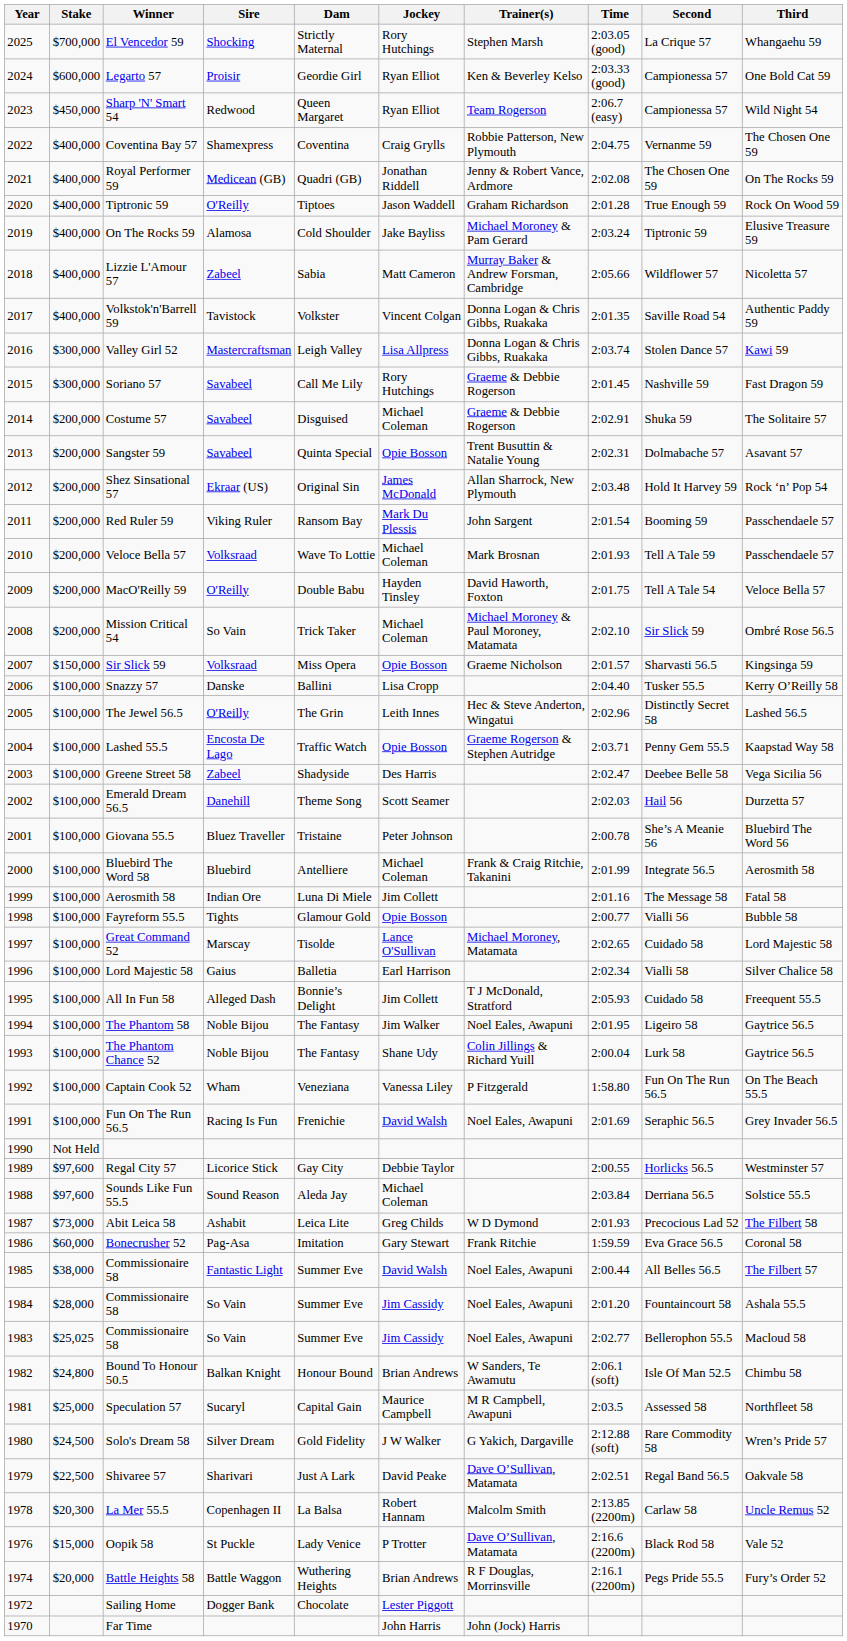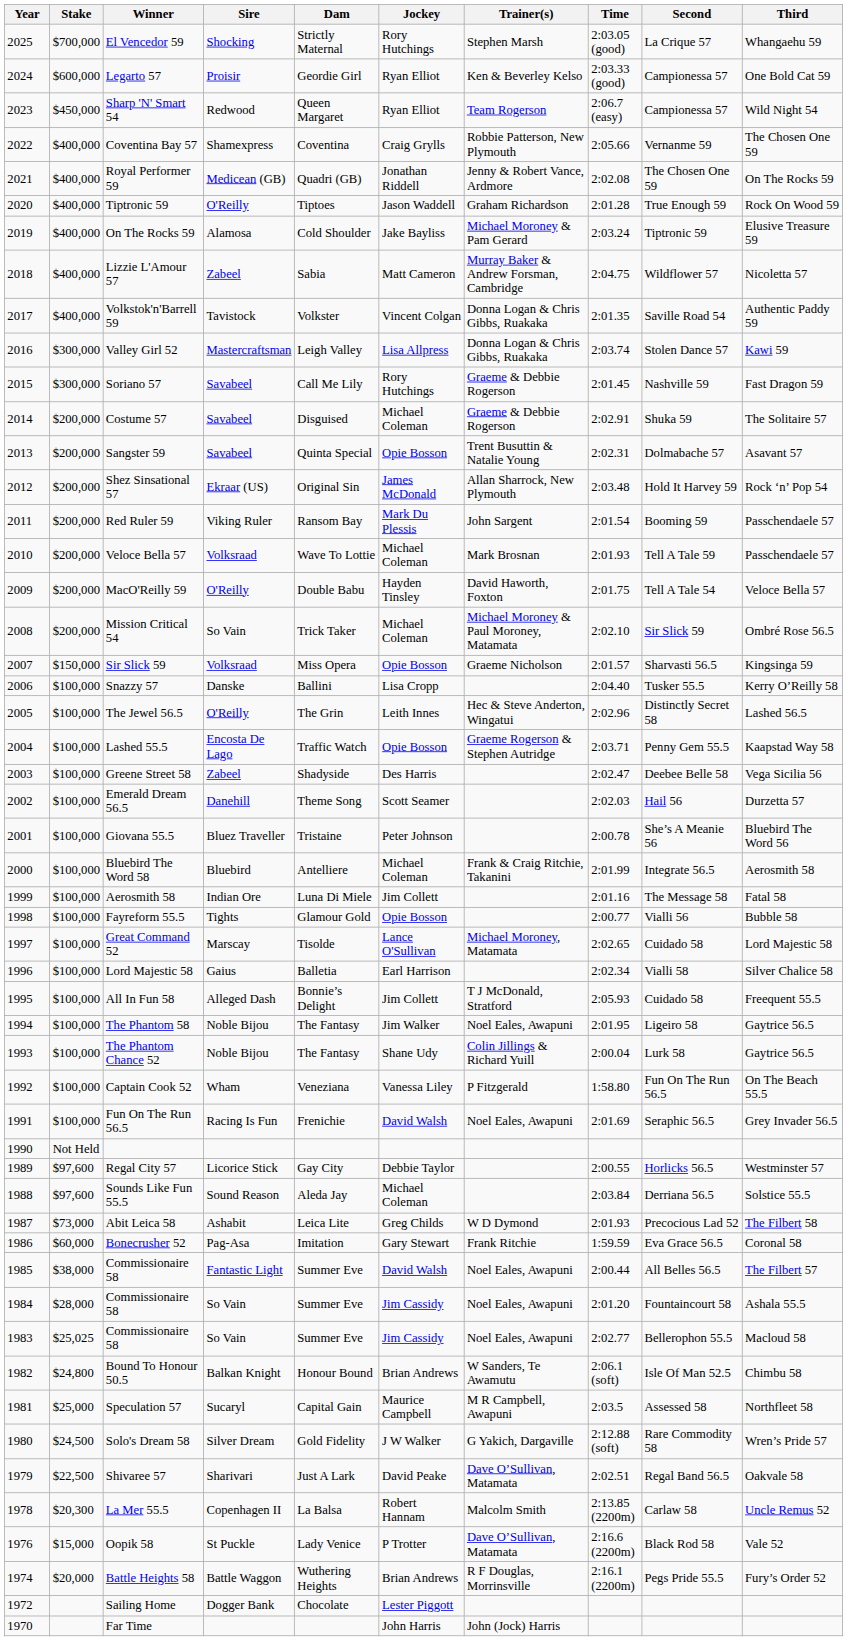(610, 144) 2:04.75 -> (610, 144) 2:05.66
(610, 274) 2:05.66 -> (610, 274) 2:04.75
